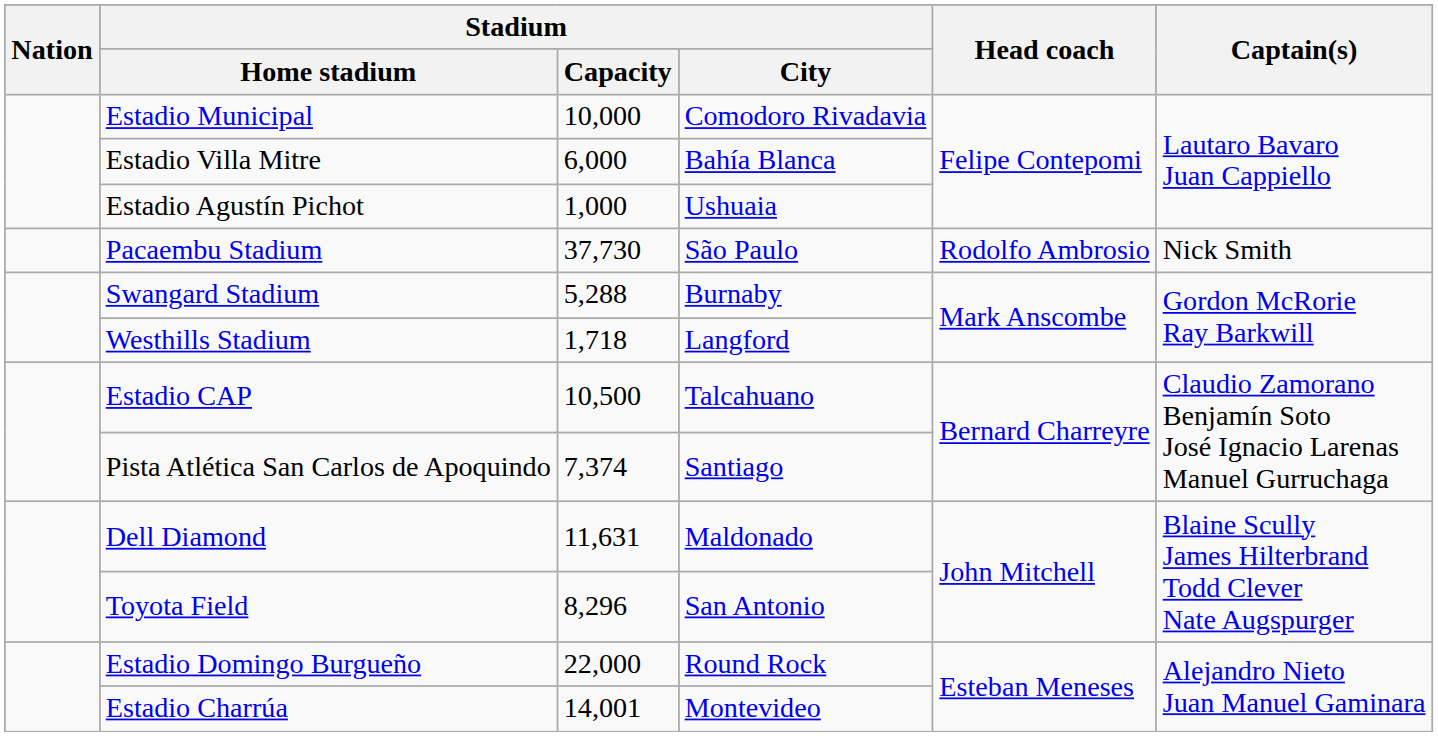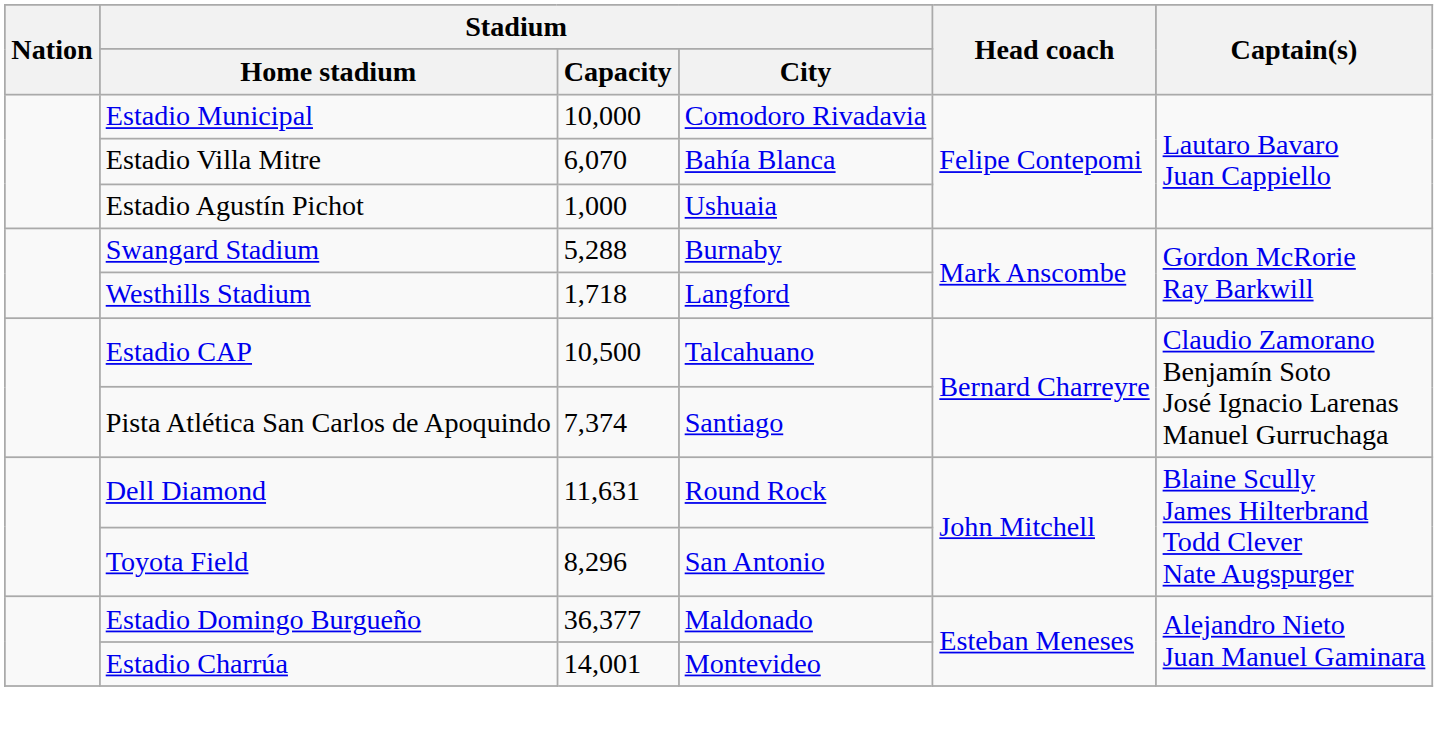(595, 160) 6,000 -> (595, 160) 6,070
- row: (214, 250)
(749, 536) Maldonado -> (755, 491) Round Rock
(602, 663) 22,000 -> (602, 618) 36,377
(755, 663) Round Rock -> (749, 618) Maldonado
